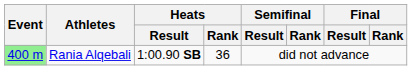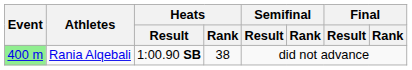(223, 55) 36 -> (223, 55) 38
